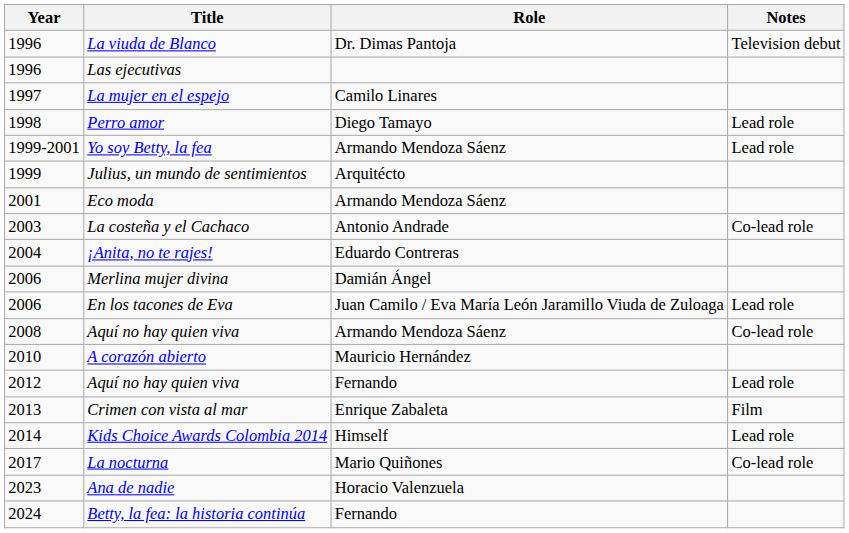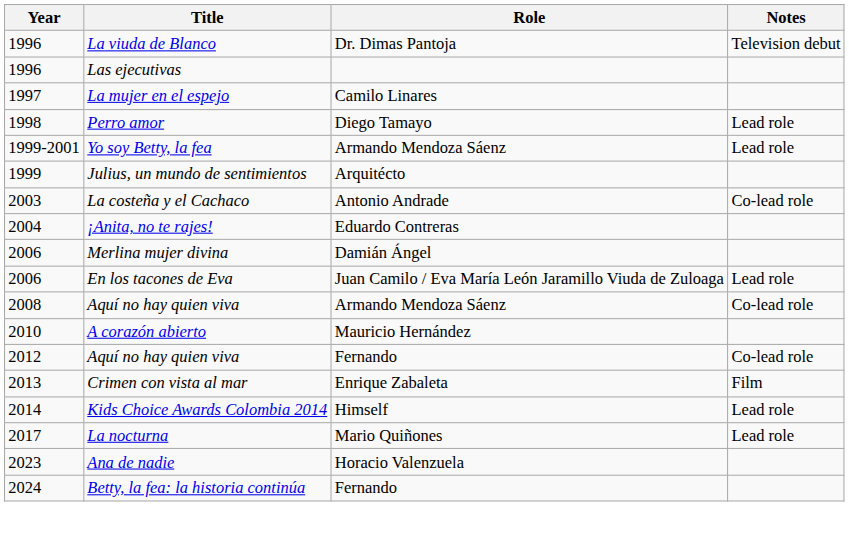- row: (25, 200)
(763, 383) Lead role -> (772, 357) Co-lead role
(772, 461) Co-lead role -> (763, 435) Lead role
